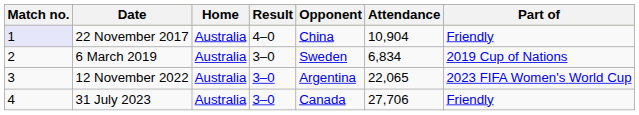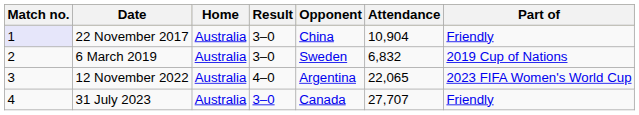(264, 36) 4–0 -> (264, 36) 3–0
(385, 57) 6,834 -> (385, 57) 6,832
(264, 78) 3–0 -> (264, 78) 4–0
(388, 99) 27,706 -> (388, 99) 27,707
